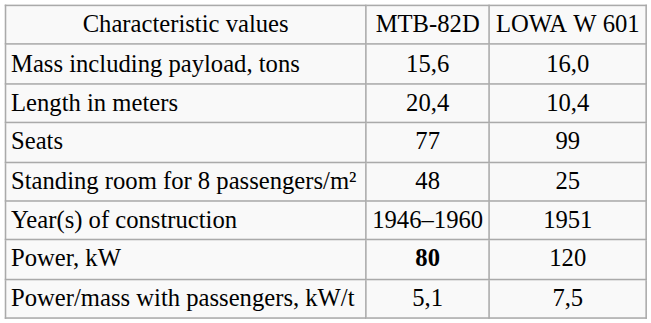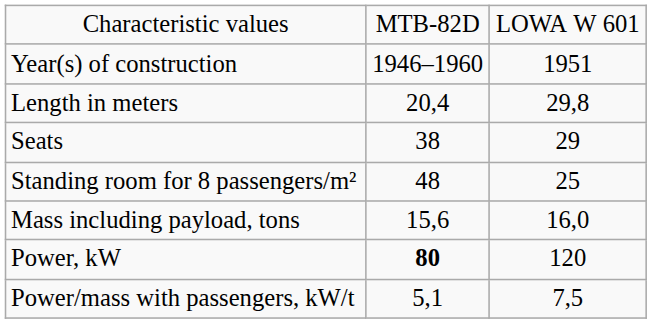rows swapped: (124, 220) <-> (155, 63)
(568, 102) 10,4 -> (568, 102) 29,8
(428, 141) 77 -> (428, 141) 38
(568, 141) 99 -> (568, 141) 29
